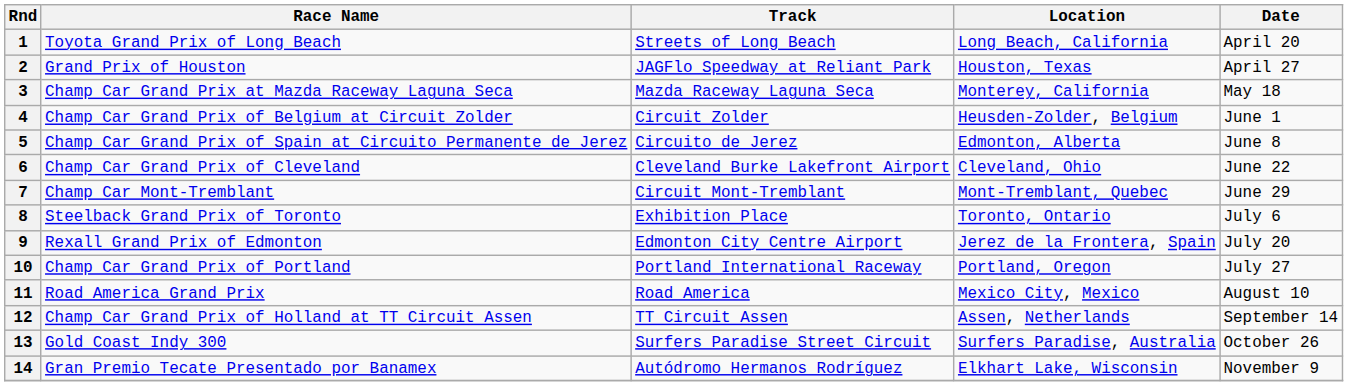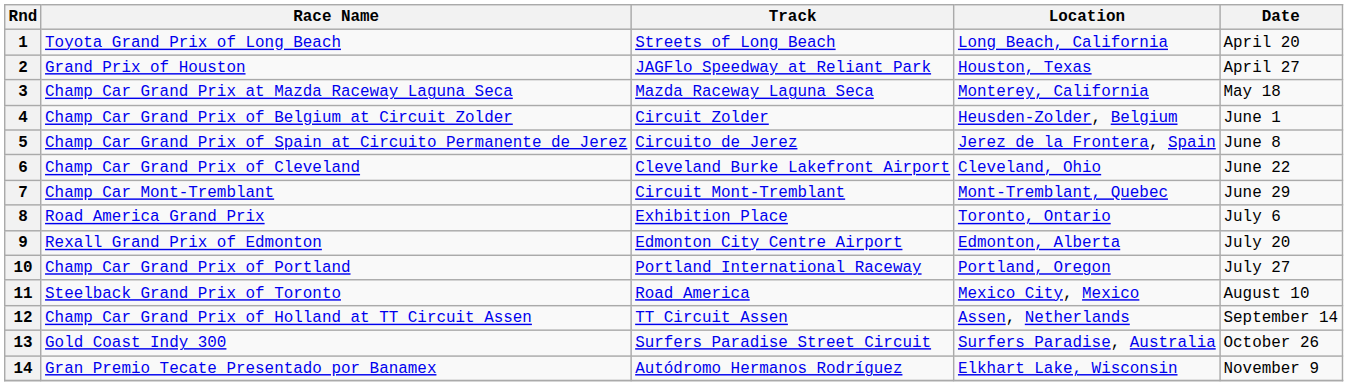(1039, 143) Edmonton, Alberta -> (1087, 143) Jerez de la Frontera, Spain
(193, 218) Steelback Grand Prix of Toronto -> (155, 218) Road America Grand Prix
(1087, 243) Jerez de la Frontera, Spain -> (1039, 243) Edmonton, Alberta
(155, 293) Road America Grand Prix -> (193, 293) Steelback Grand Prix of Toronto
